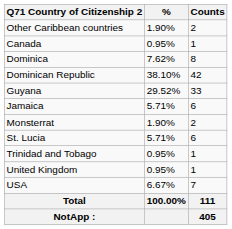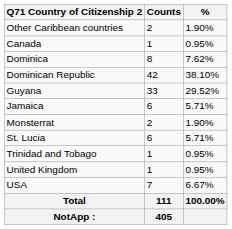columns swapped: (208, 12) <-> (166, 12)
